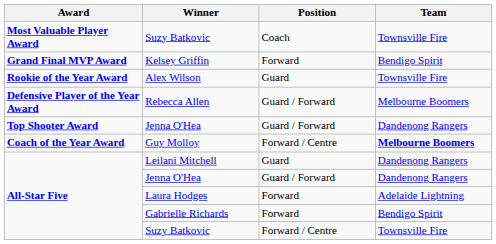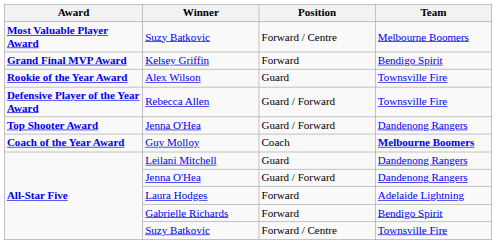(276, 36) Coach -> (299, 36) Forward / Centre
(413, 36) Townsville Fire -> (423, 36) Melbourne Boomers
(423, 101) Melbourne Boomers -> (413, 101) Townsville Fire
(299, 143) Forward / Centre -> (276, 143) Coach
